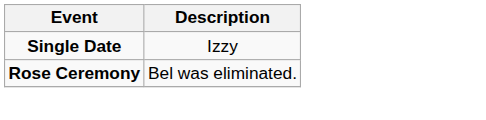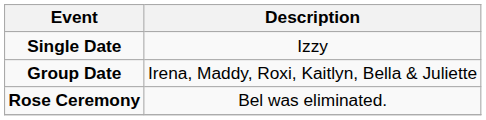+ row: (74, 73)
